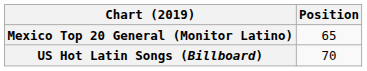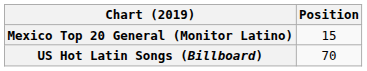(329, 35) 65 -> (329, 35) 15
